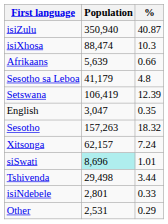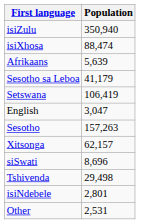- column: (149, 12)
(96, 161) paleturquoise background -> (96, 161) no background
